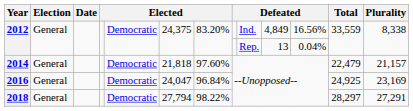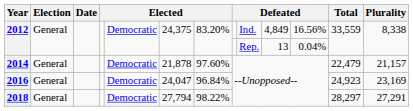(177, 64) 21,818 -> (177, 64) 21,878
(346, 81) 24,925 -> (346, 81) 24,923
